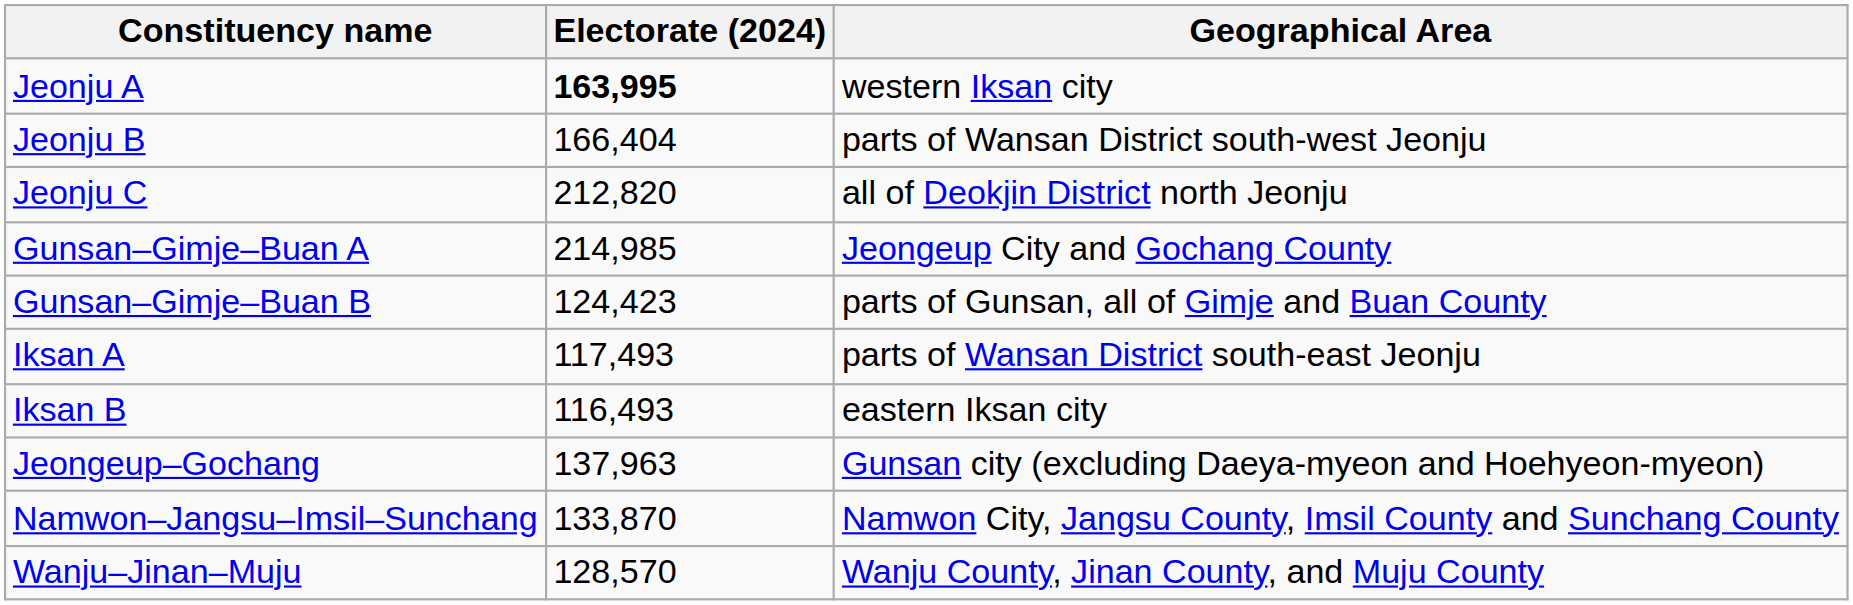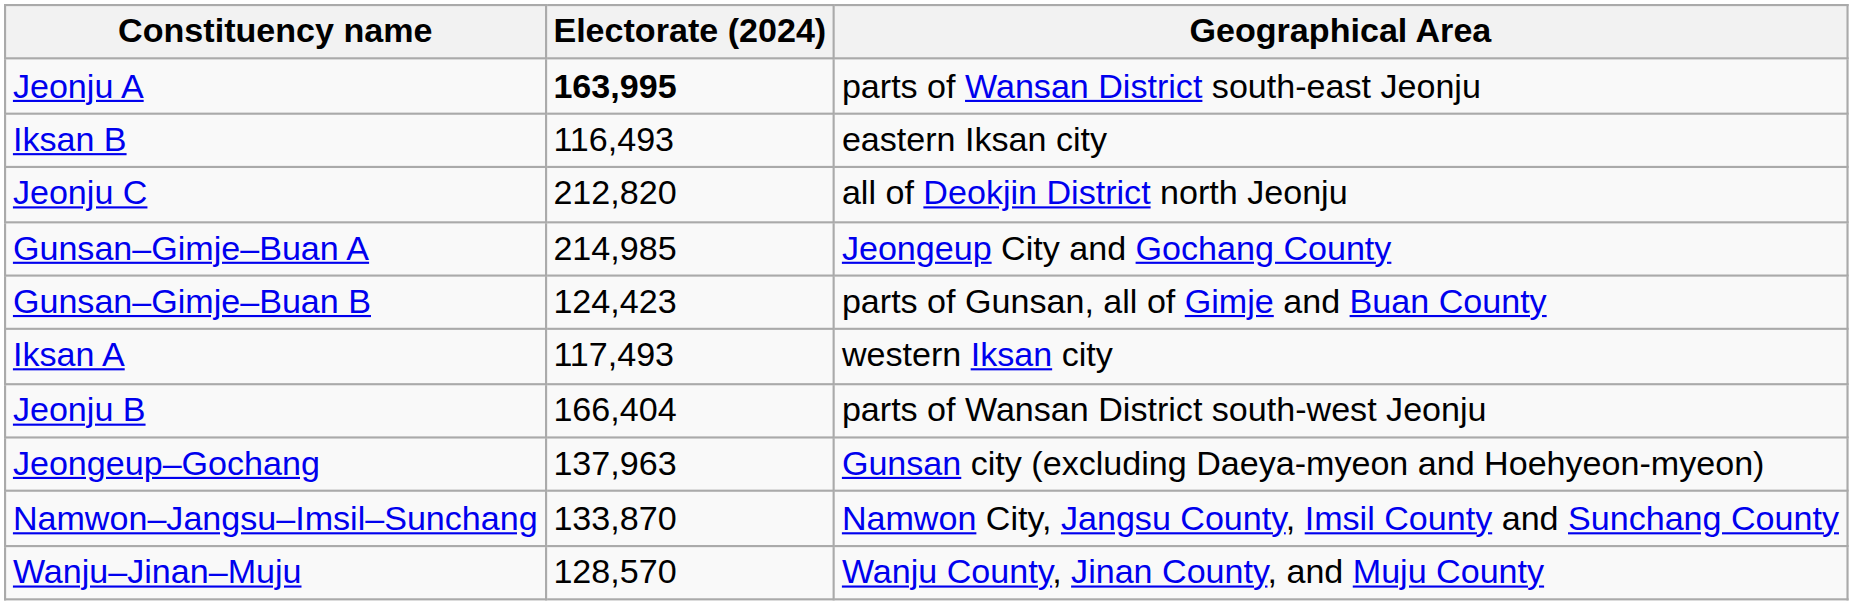(977, 85) western Iksan city -> (1161, 85) parts of Wansan District south-east Jeonju
rows swapped: (79, 139) <-> (70, 409)
(1161, 355) parts of Wansan District south-east Jeonju -> (977, 355) western Iksan city
